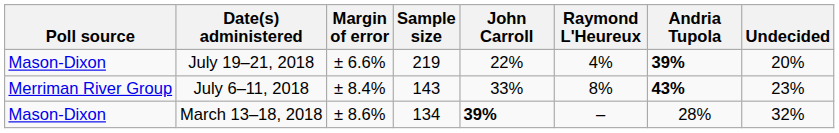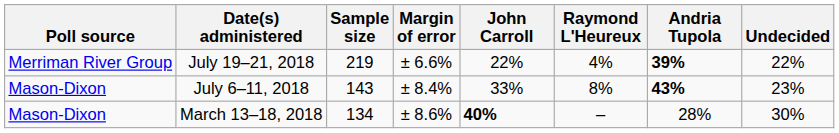columns swapped: (426, 27) <-> (360, 27)
(57, 63) Mason-Dixon -> (90, 63) Merriman River Group
(788, 63) 20% -> (788, 63) 22%
(90, 89) Merriman River Group -> (57, 89) Mason-Dixon
(480, 115) 39% -> (480, 115) 40%
(788, 115) 32% -> (788, 115) 30%
